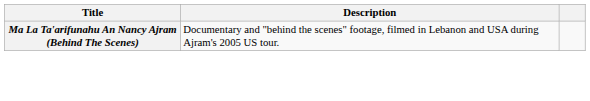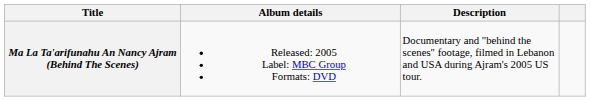+ column: (290, 13)
